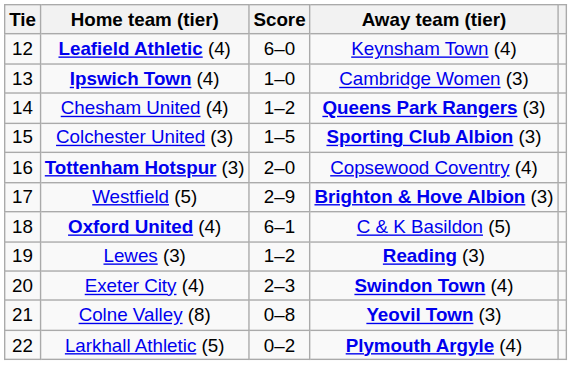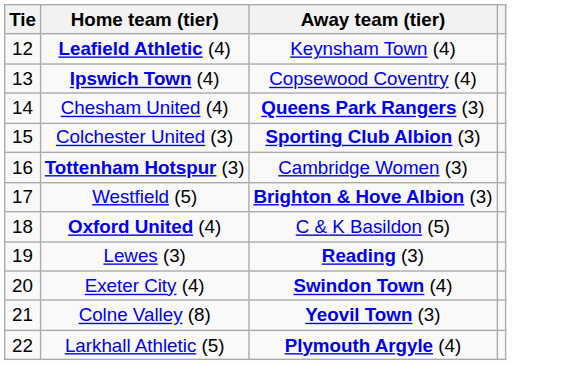- column: (280, 19)
(434, 78) Cambridge Women (3) -> (373, 78) Copsewood Coventry (4)
(434, 167) Copsewood Coventry (4) -> (373, 167) Cambridge Women (3)
